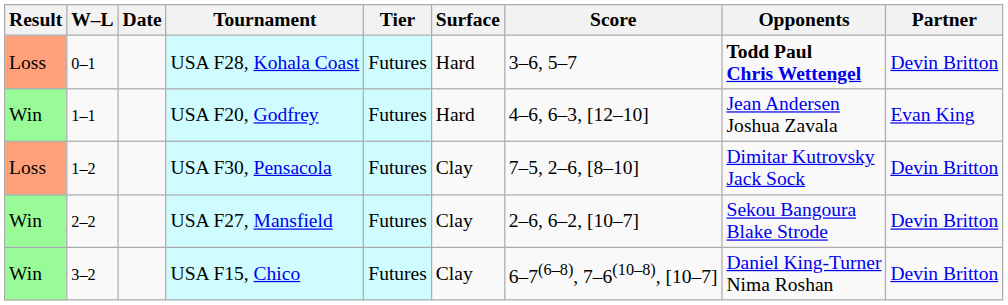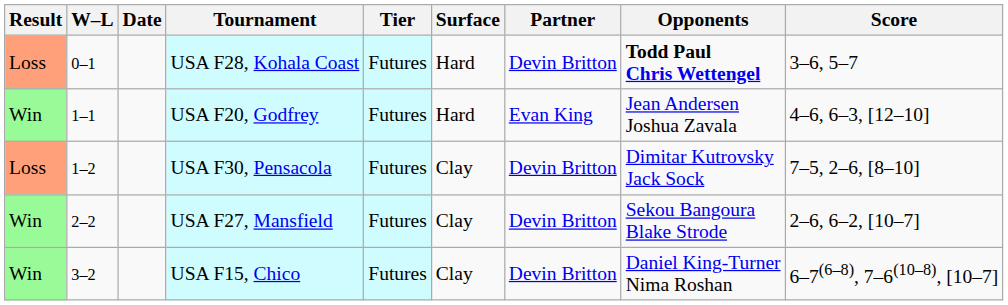columns swapped: (944, 19) <-> (613, 19)
